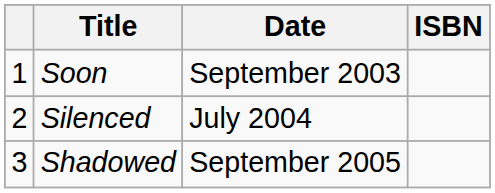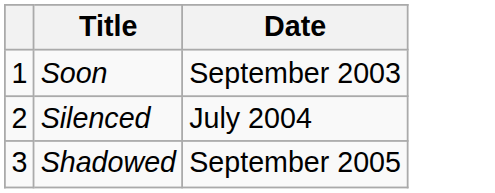- column: (448, 27)
